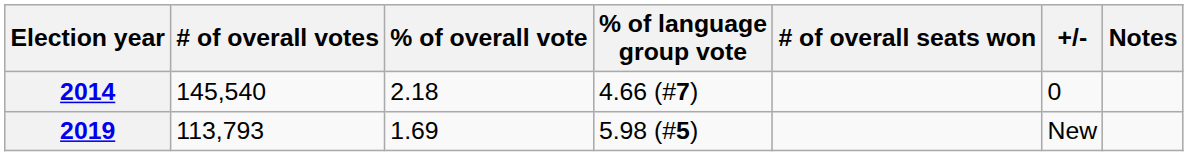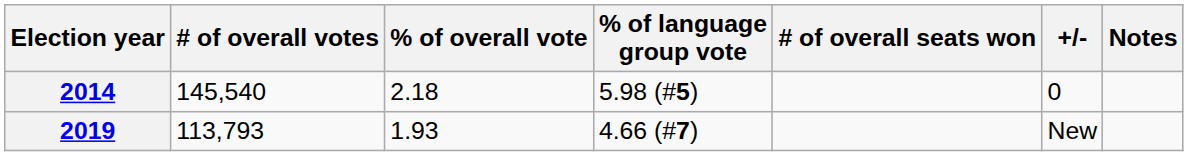(649, 91) 4.66 (#7) -> (649, 91) 5.98 (#5)
(414, 130) 1.69 -> (414, 130) 1.93
(649, 130) 5.98 (#5) -> (649, 130) 4.66 (#7)
